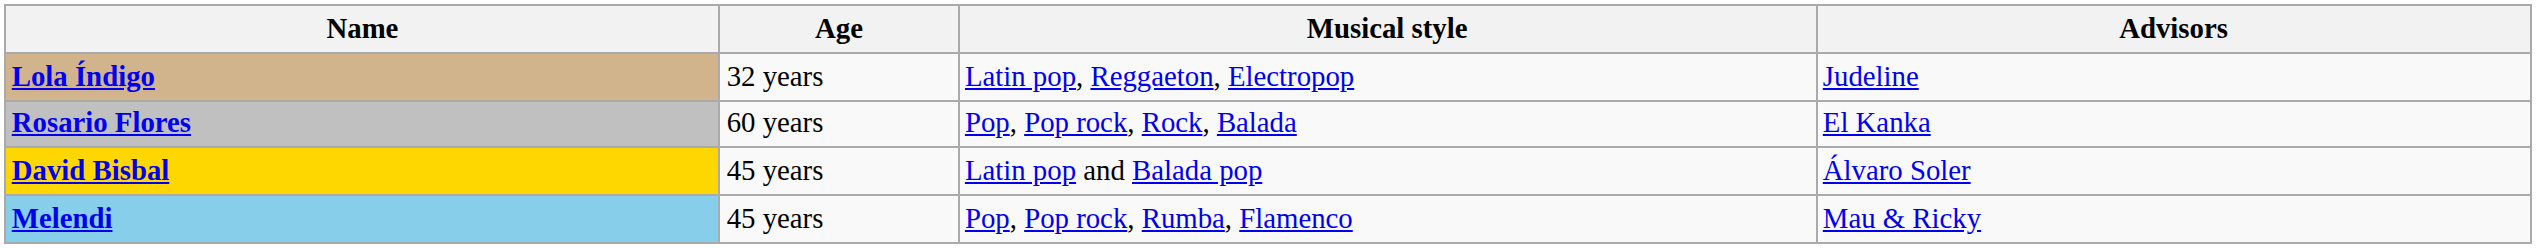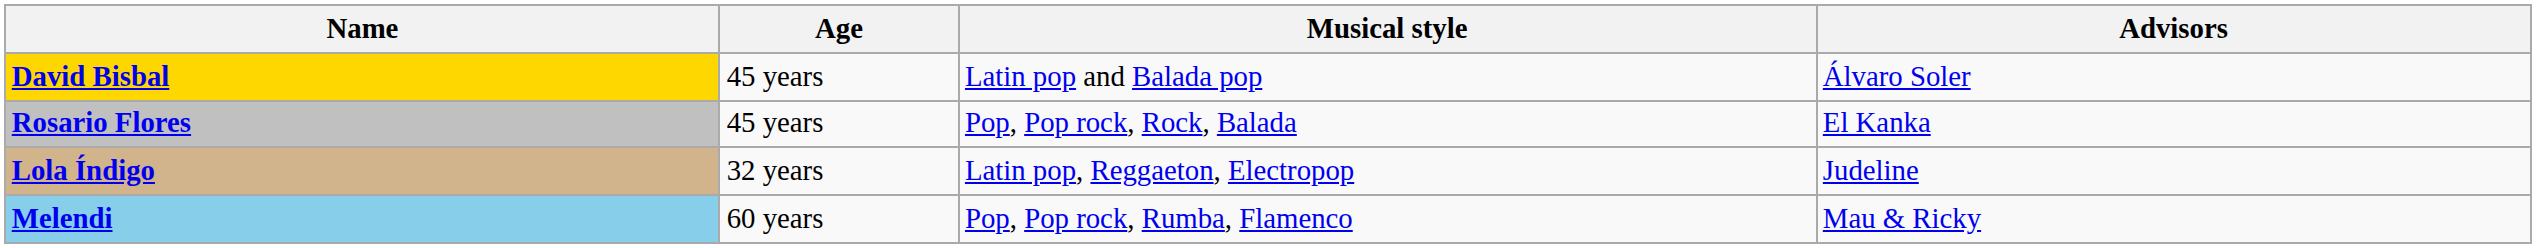rows swapped: (91, 171) <-> (83, 76)
(775, 123) 60 years -> (775, 123) 45 years
(775, 218) 45 years -> (775, 218) 60 years
